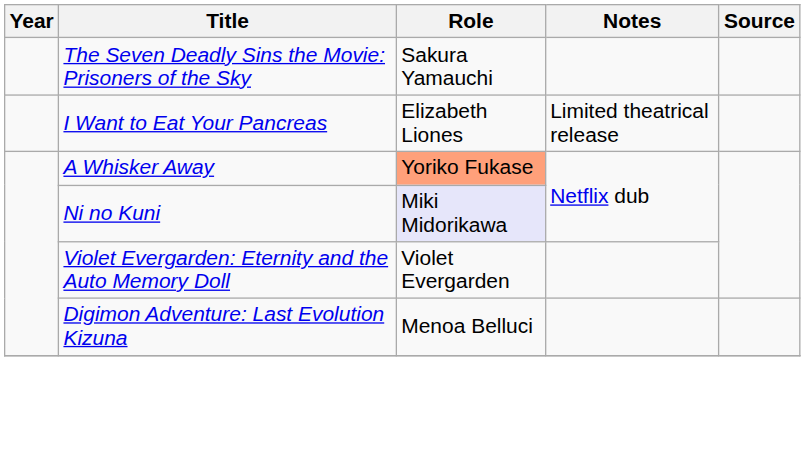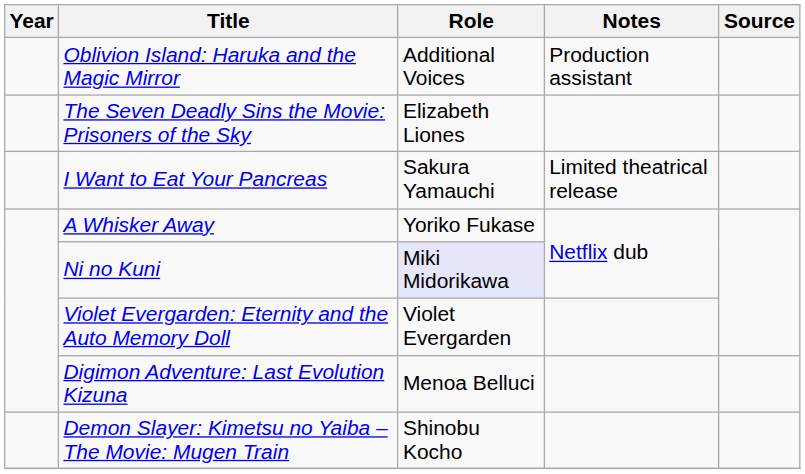+ row: (210, 66)
(447, 66) Sakura Yamauchi -> (446, 122) Elizabeth Liones
(444, 122) Elizabeth Liones -> (449, 179) Sakura Yamauchi
(467, 168) lightsalmon background -> (469, 224) no background
+ row: (226, 440)
